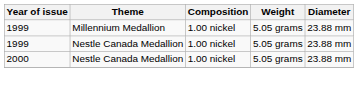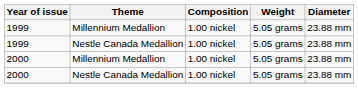+ row: (18, 59)
